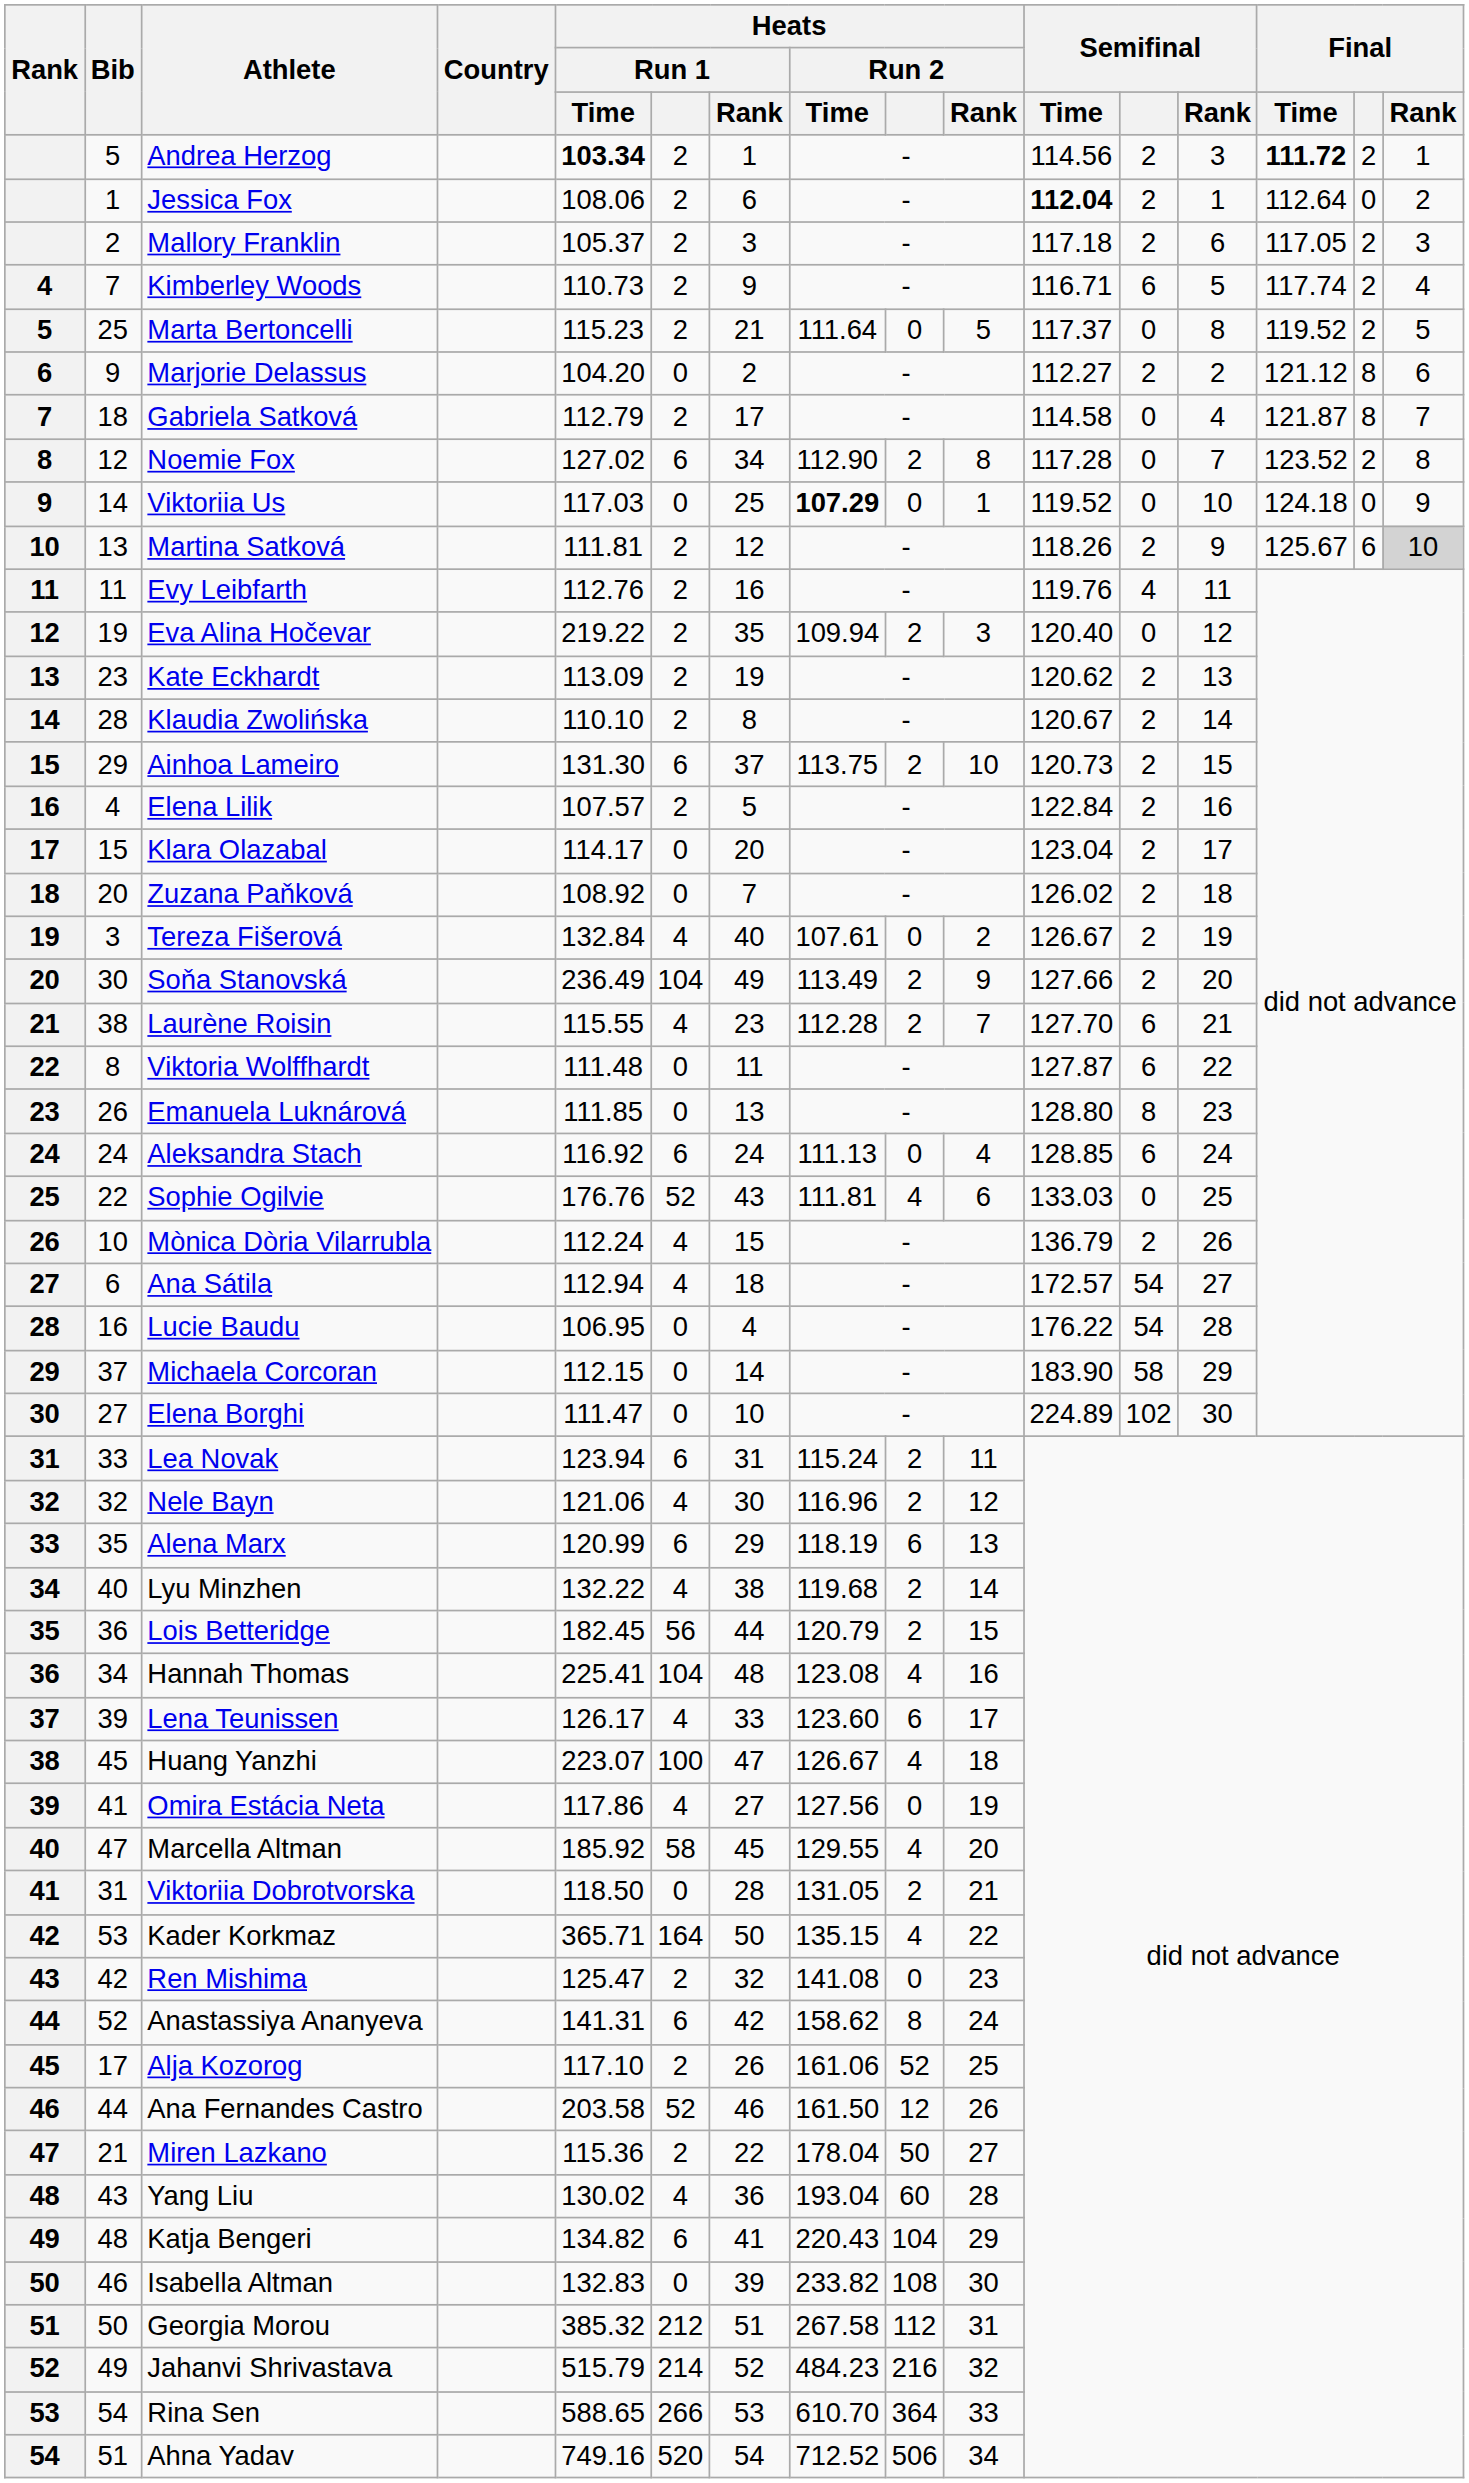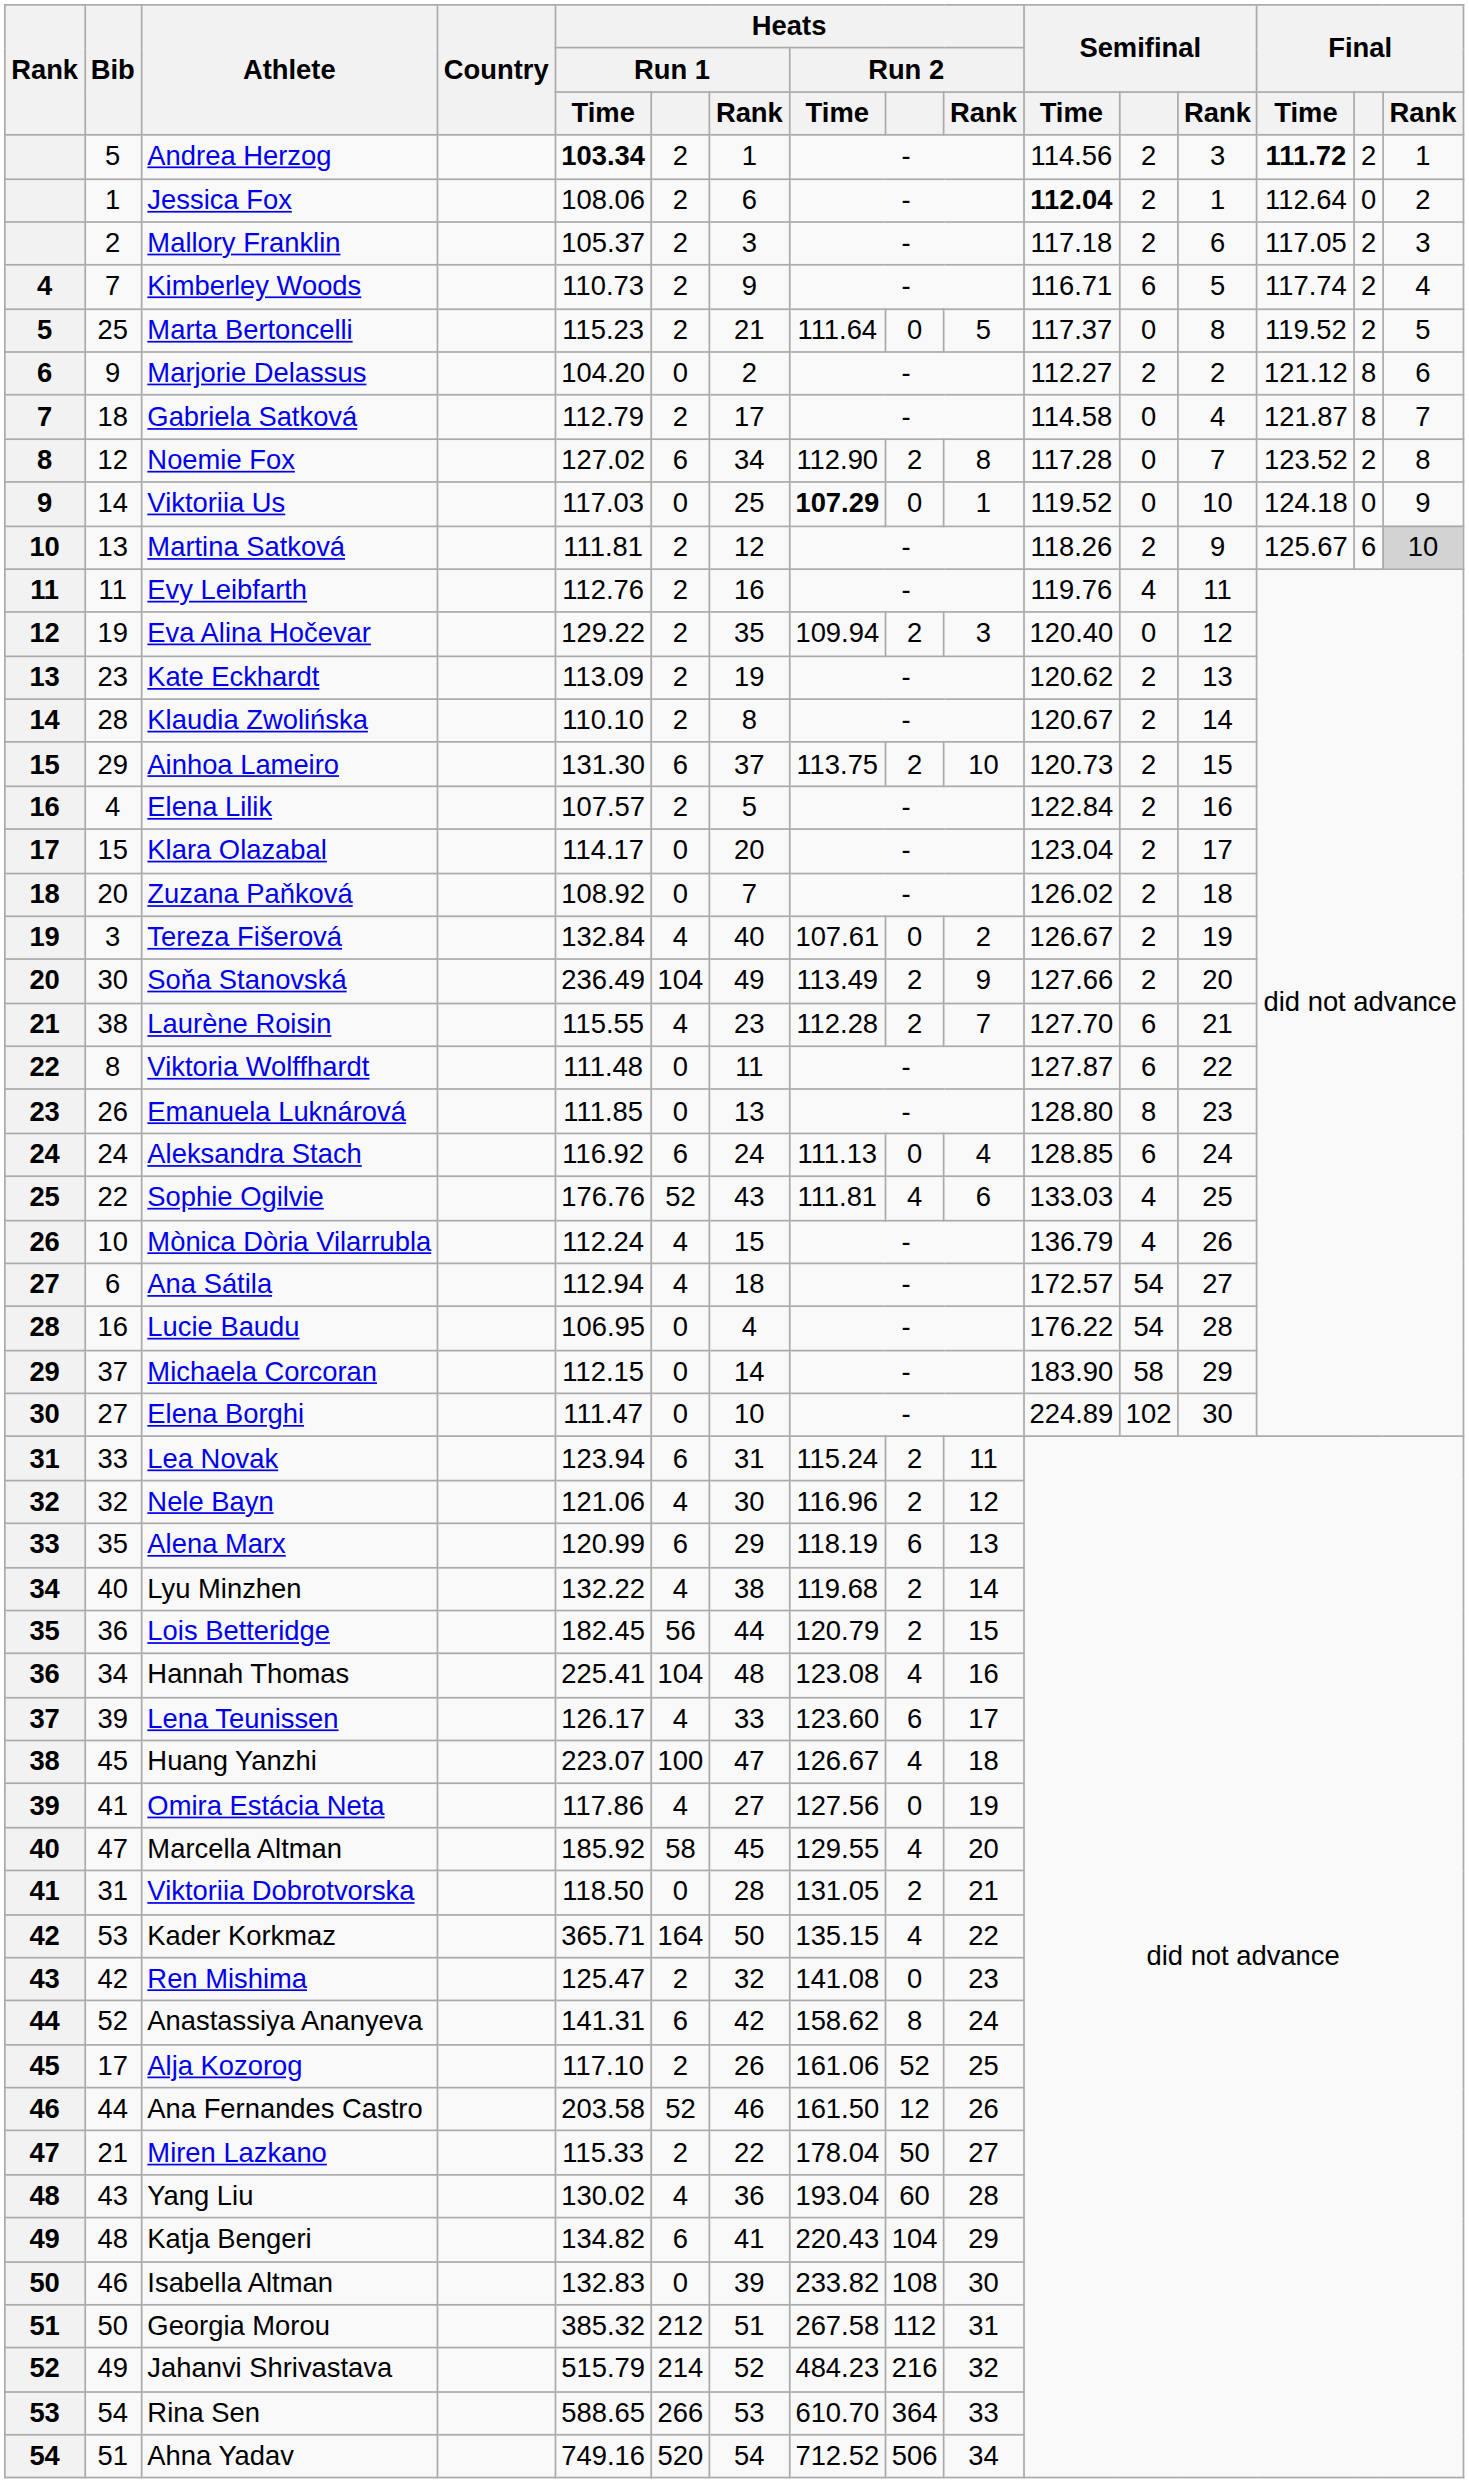(603, 633) 219.22 -> (603, 633) 129.22
(1149, 1197) 0 -> (1149, 1197) 4
(1149, 1241) 2 -> (1149, 1241) 4
(603, 2152) 115.36 -> (603, 2152) 115.33
